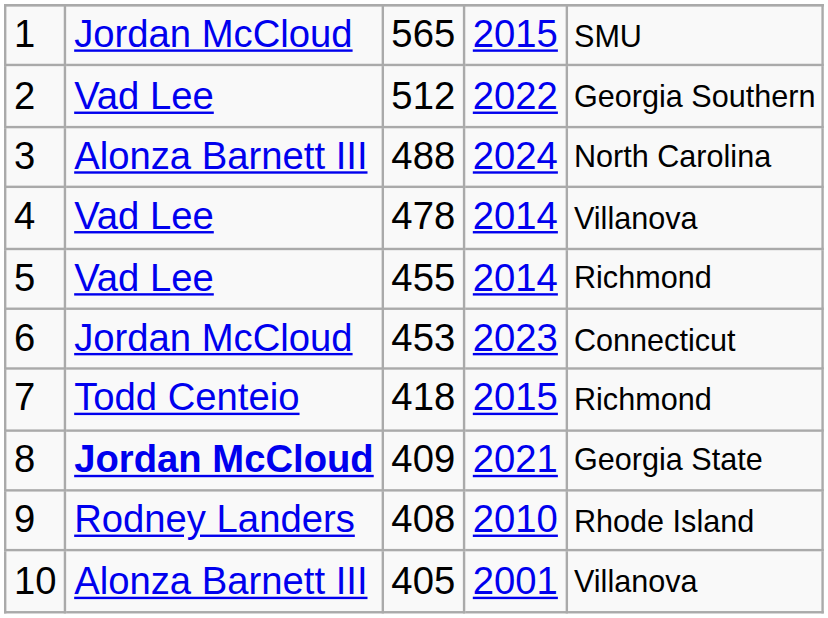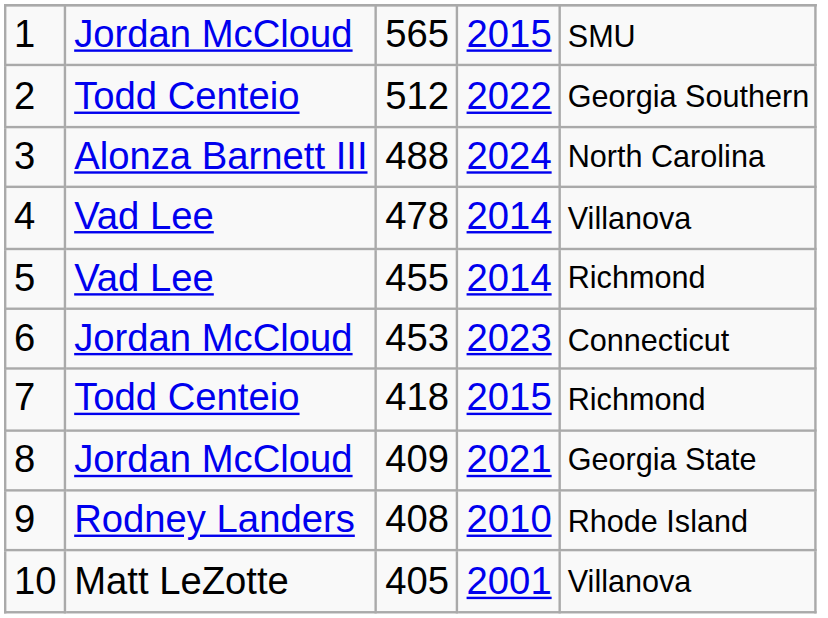(144, 95) Vad Lee -> (187, 95) Todd Centeio
(224, 459) bold -> (213, 459) normal
(221, 580) Alonza Barnett III -> (182, 580) Matt LeZotte
